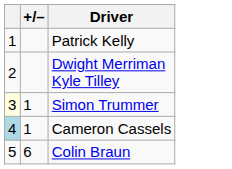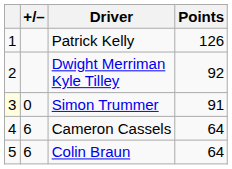+ column: (201, 17)
(28, 105) 1 -> (28, 105) 0
(12, 129) lightblue background -> (12, 129) no background
(28, 129) 1 -> (28, 129) 6
